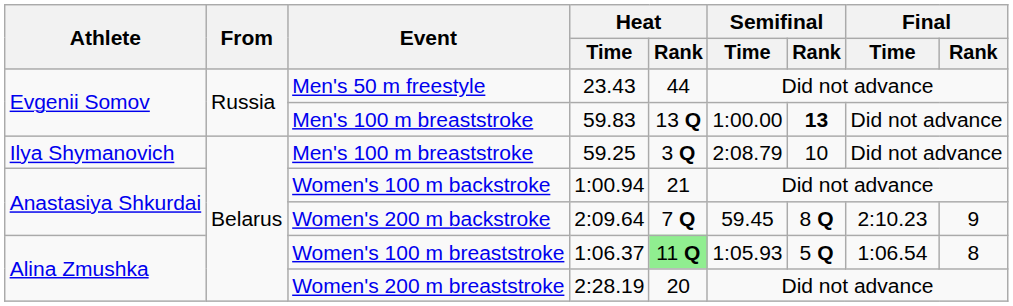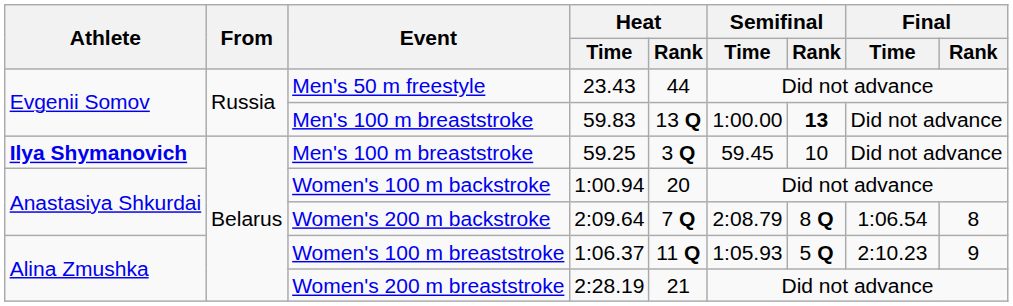(92, 153) normal -> (98, 153) bold
(747, 153) 2:08.79 -> (747, 153) 59.45
(678, 186) 21 -> (678, 186) 20
(747, 219) 59.45 -> (747, 219) 2:08.79
(892, 219) 2:10.23 -> (892, 219) 1:06.54
(973, 219) 9 -> (973, 219) 8
(678, 252) lightgreen background -> (678, 252) no background
(892, 252) 1:06.54 -> (892, 252) 2:10.23
(973, 252) 8 -> (973, 252) 9
(678, 286) 20 -> (678, 286) 21
